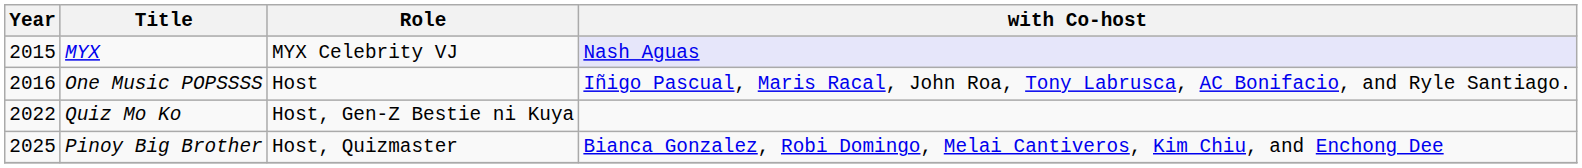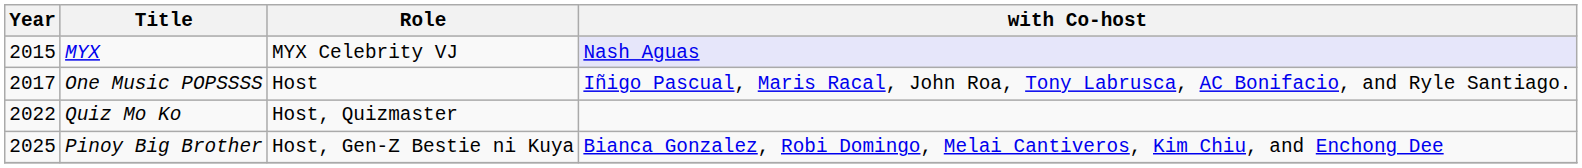(33, 84) 2016 -> (33, 84) 2017
(423, 115) Host, Gen-Z Bestie ni Kuya -> (365, 115) Host, Quizmaster
(365, 147) Host, Quizmaster -> (423, 147) Host, Gen-Z Bestie ni Kuya
